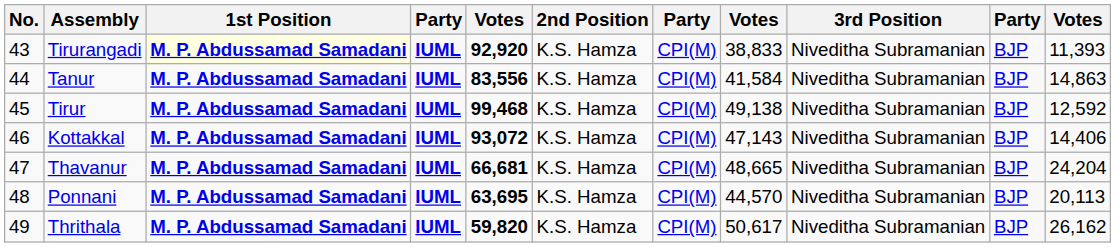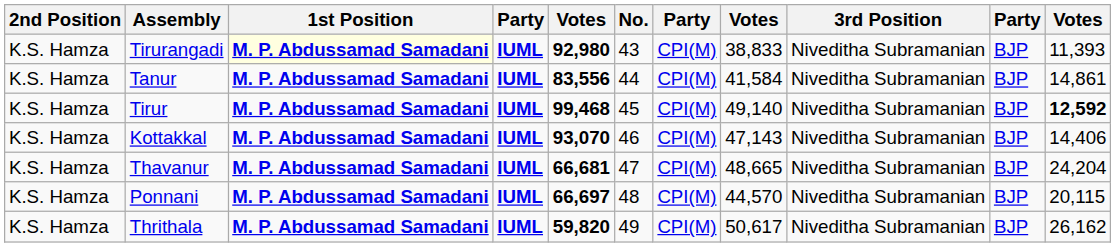columns swapped: (24, 20) <-> (593, 20)
(499, 49) 92,920 -> (581, 49) 92,980
(1078, 79) 14,863 -> (1078, 79) 14,861
(754, 108) 49,138 -> (754, 108) 49,140
(1078, 108) normal -> (1078, 108) bold
(499, 138) 93,072 -> (581, 138) 93,070
(499, 197) 63,695 -> (581, 197) 66,697
(1077, 197) 20,113 -> (1077, 197) 20,115
